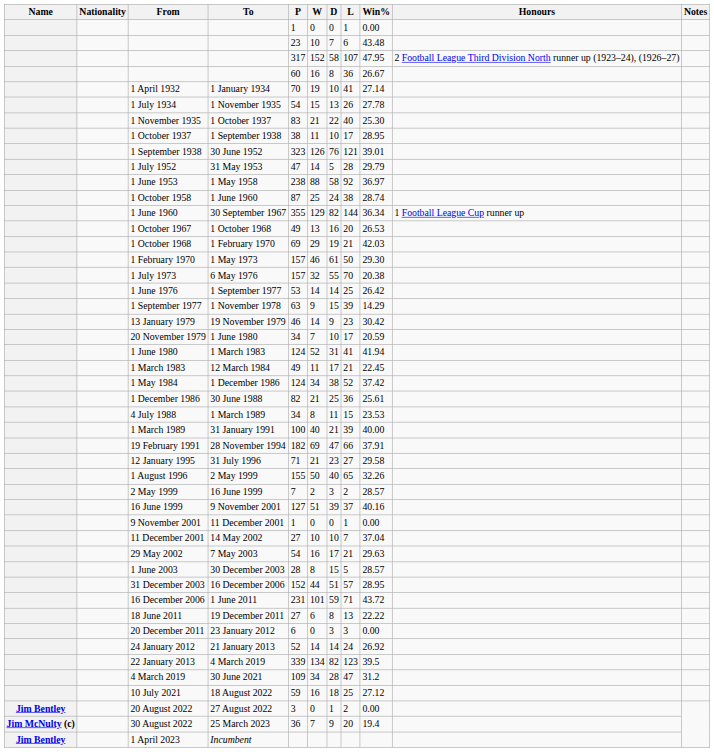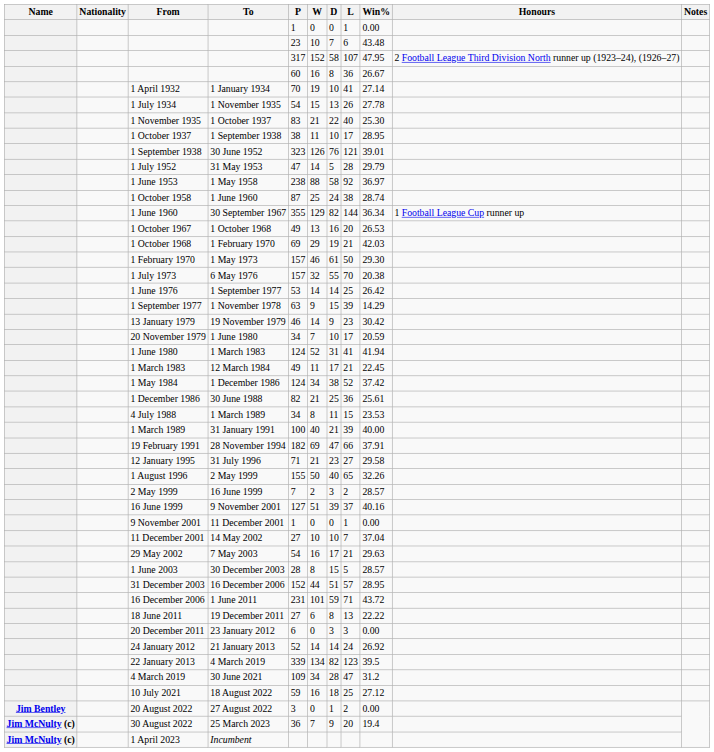(41, 739) Jim Bentley -> (41, 739) Jim McNulty (c)
